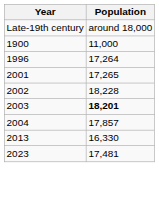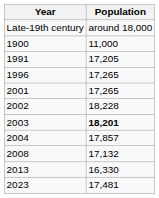+ row: (18, 59)
(104, 59) 17,264 -> (104, 75) 17,265
+ row: (18, 153)
